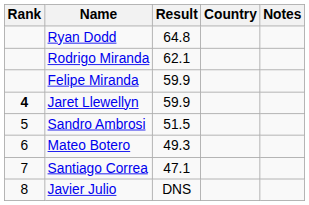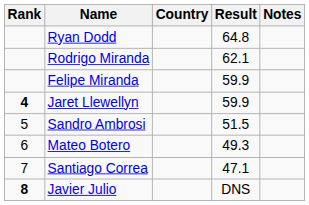columns swapped: (230, 15) <-> (177, 15)
(24, 189) normal -> (24, 189) bold
